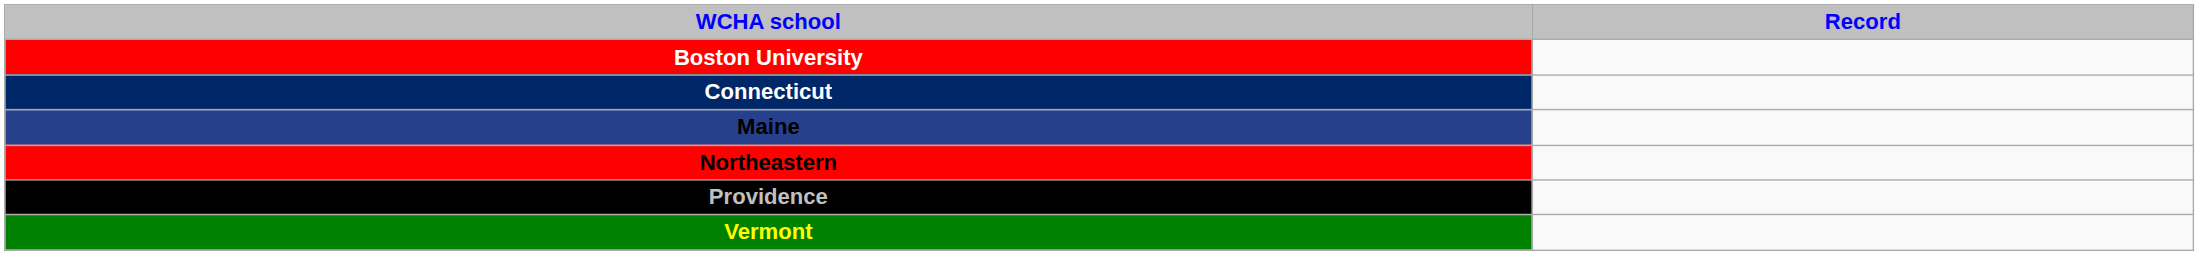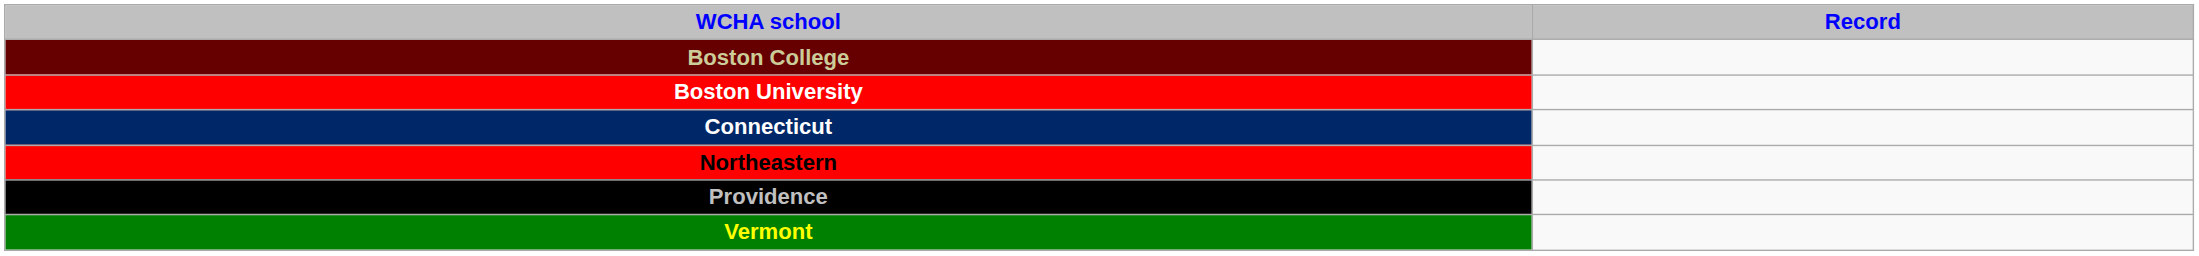+ row: (768, 57)
- row: (768, 127)
